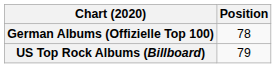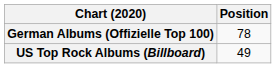(244, 53) 79 -> (244, 53) 49
